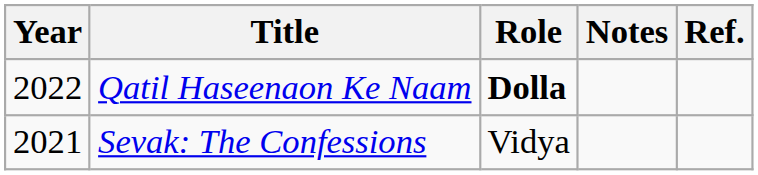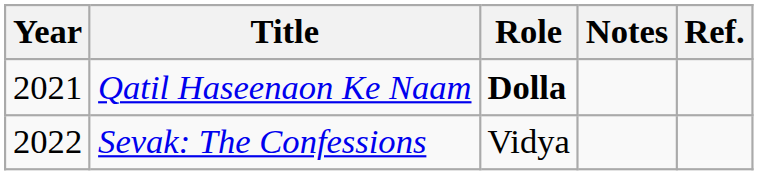(48, 86) 2022 -> (48, 86) 2021
(48, 141) 2021 -> (48, 141) 2022
